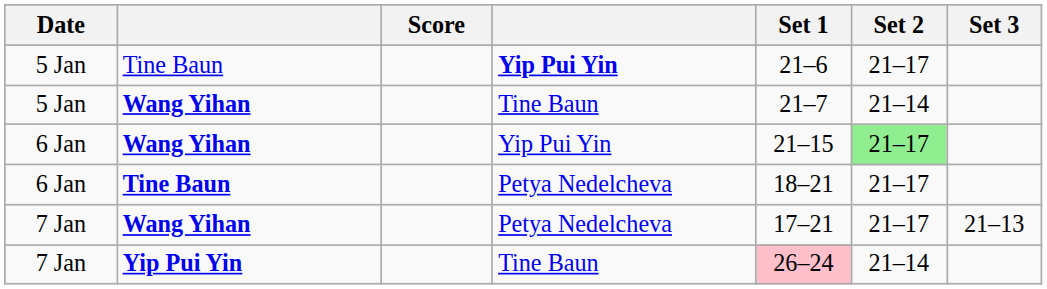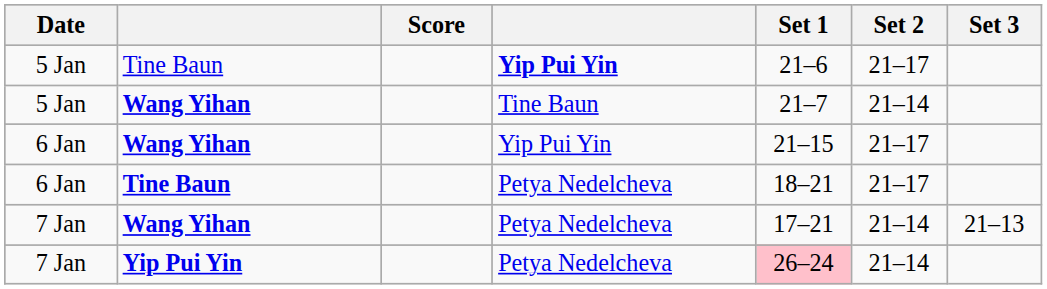(899, 144) lightgreen background -> (899, 144) no background
(899, 224) 21–17 -> (899, 224) 21–14
(548, 264) Tine Baun -> (585, 264) Petya Nedelcheva
